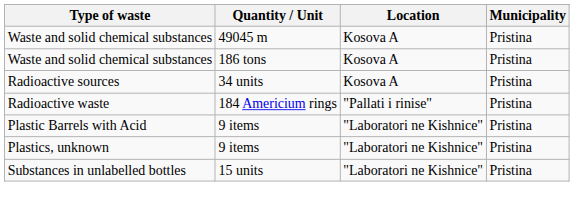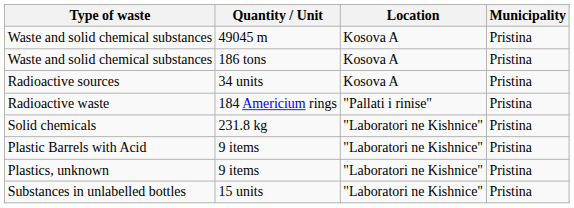+ row: (52, 125)
